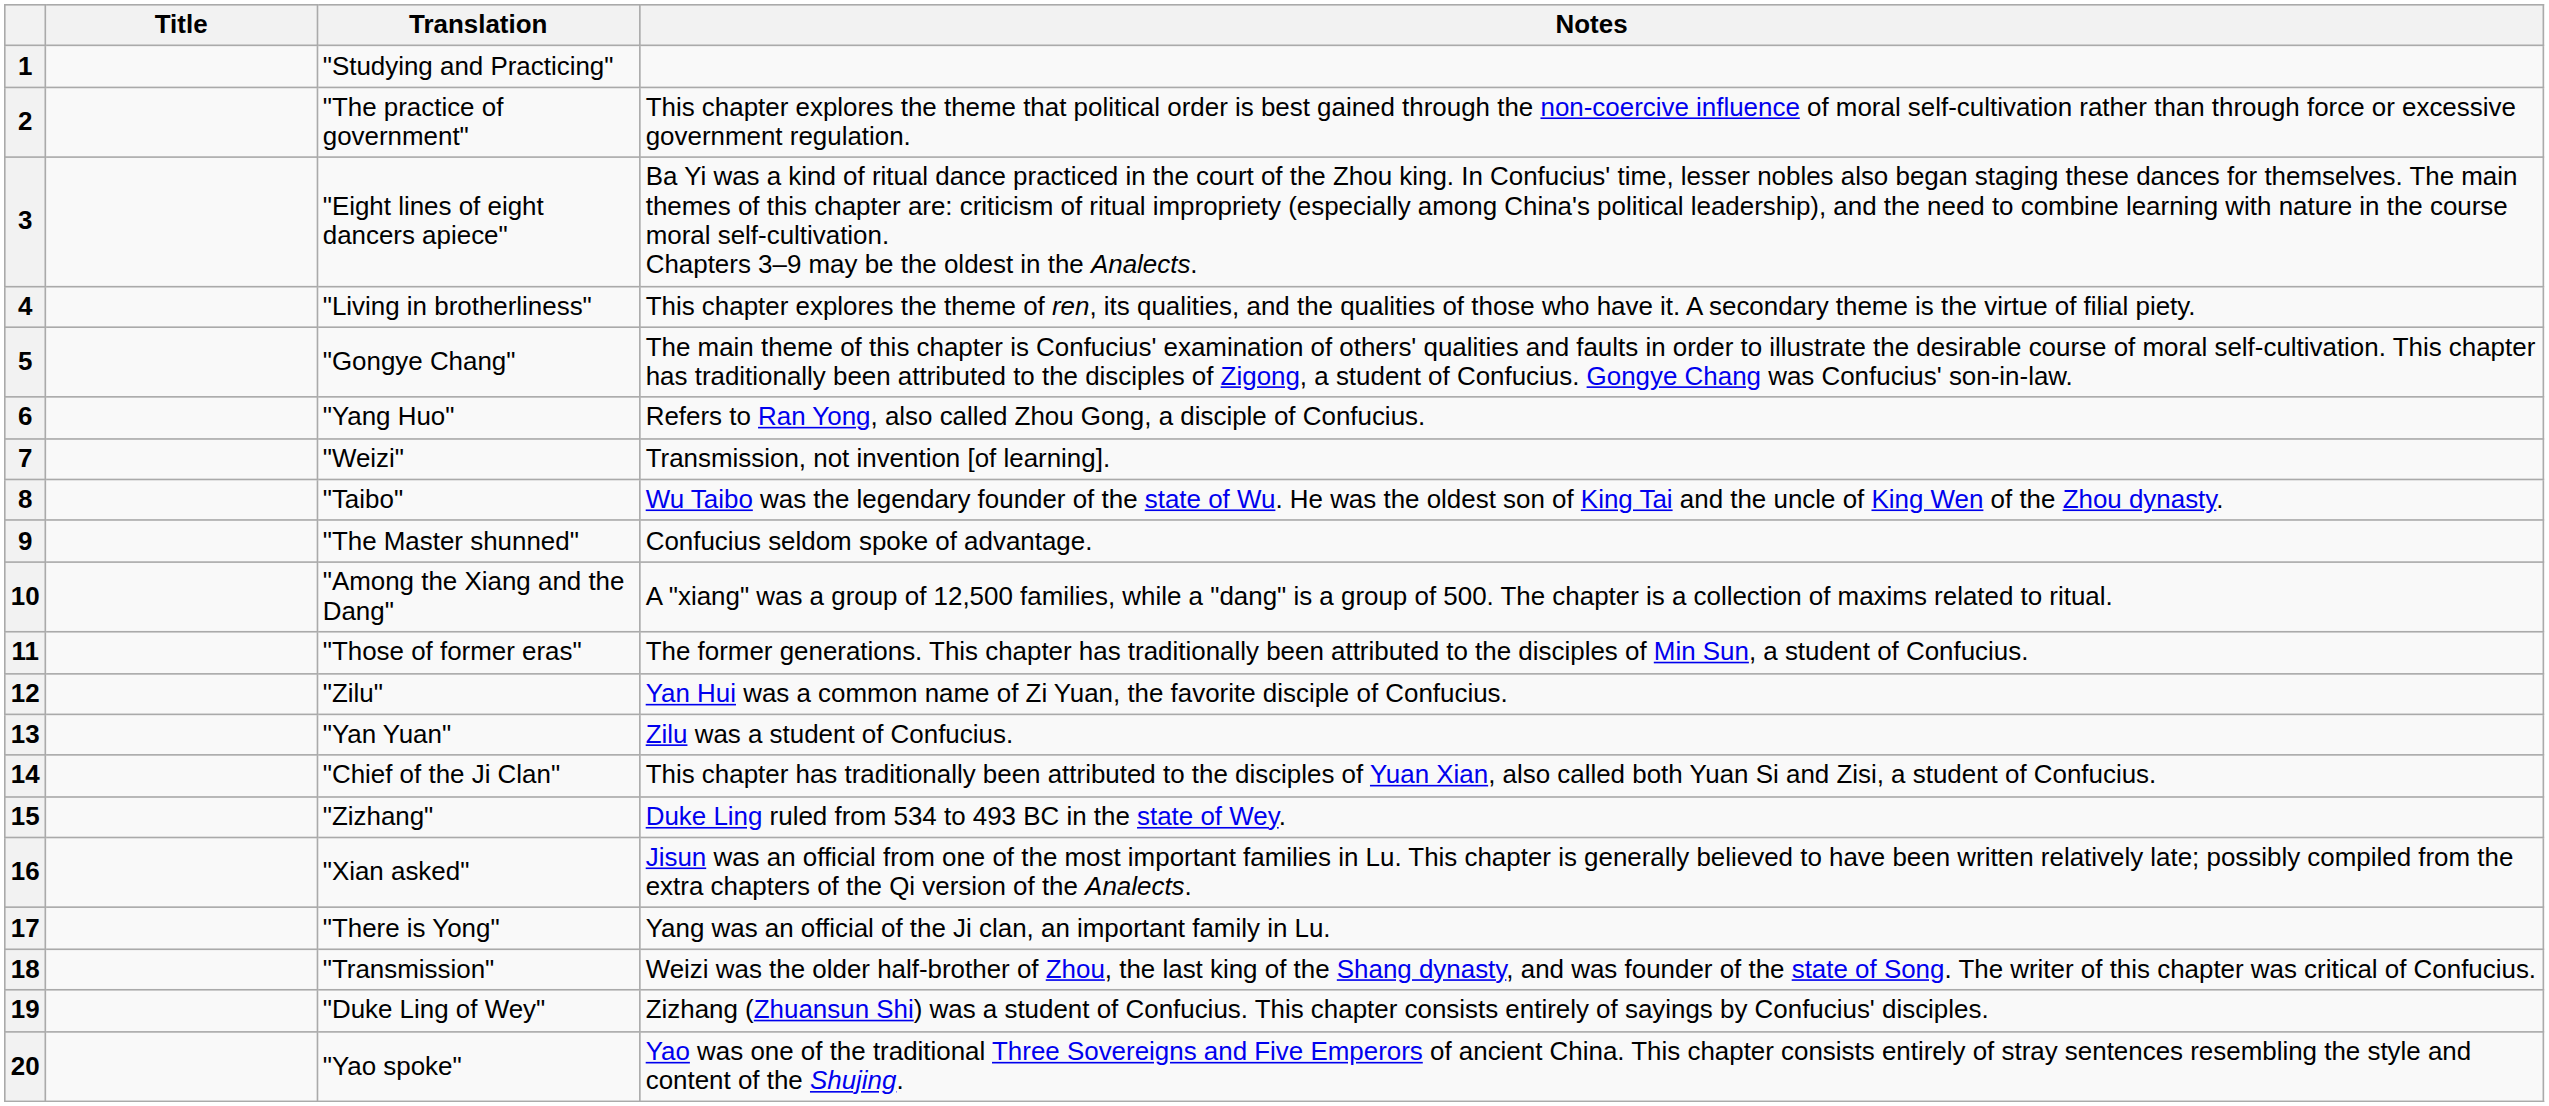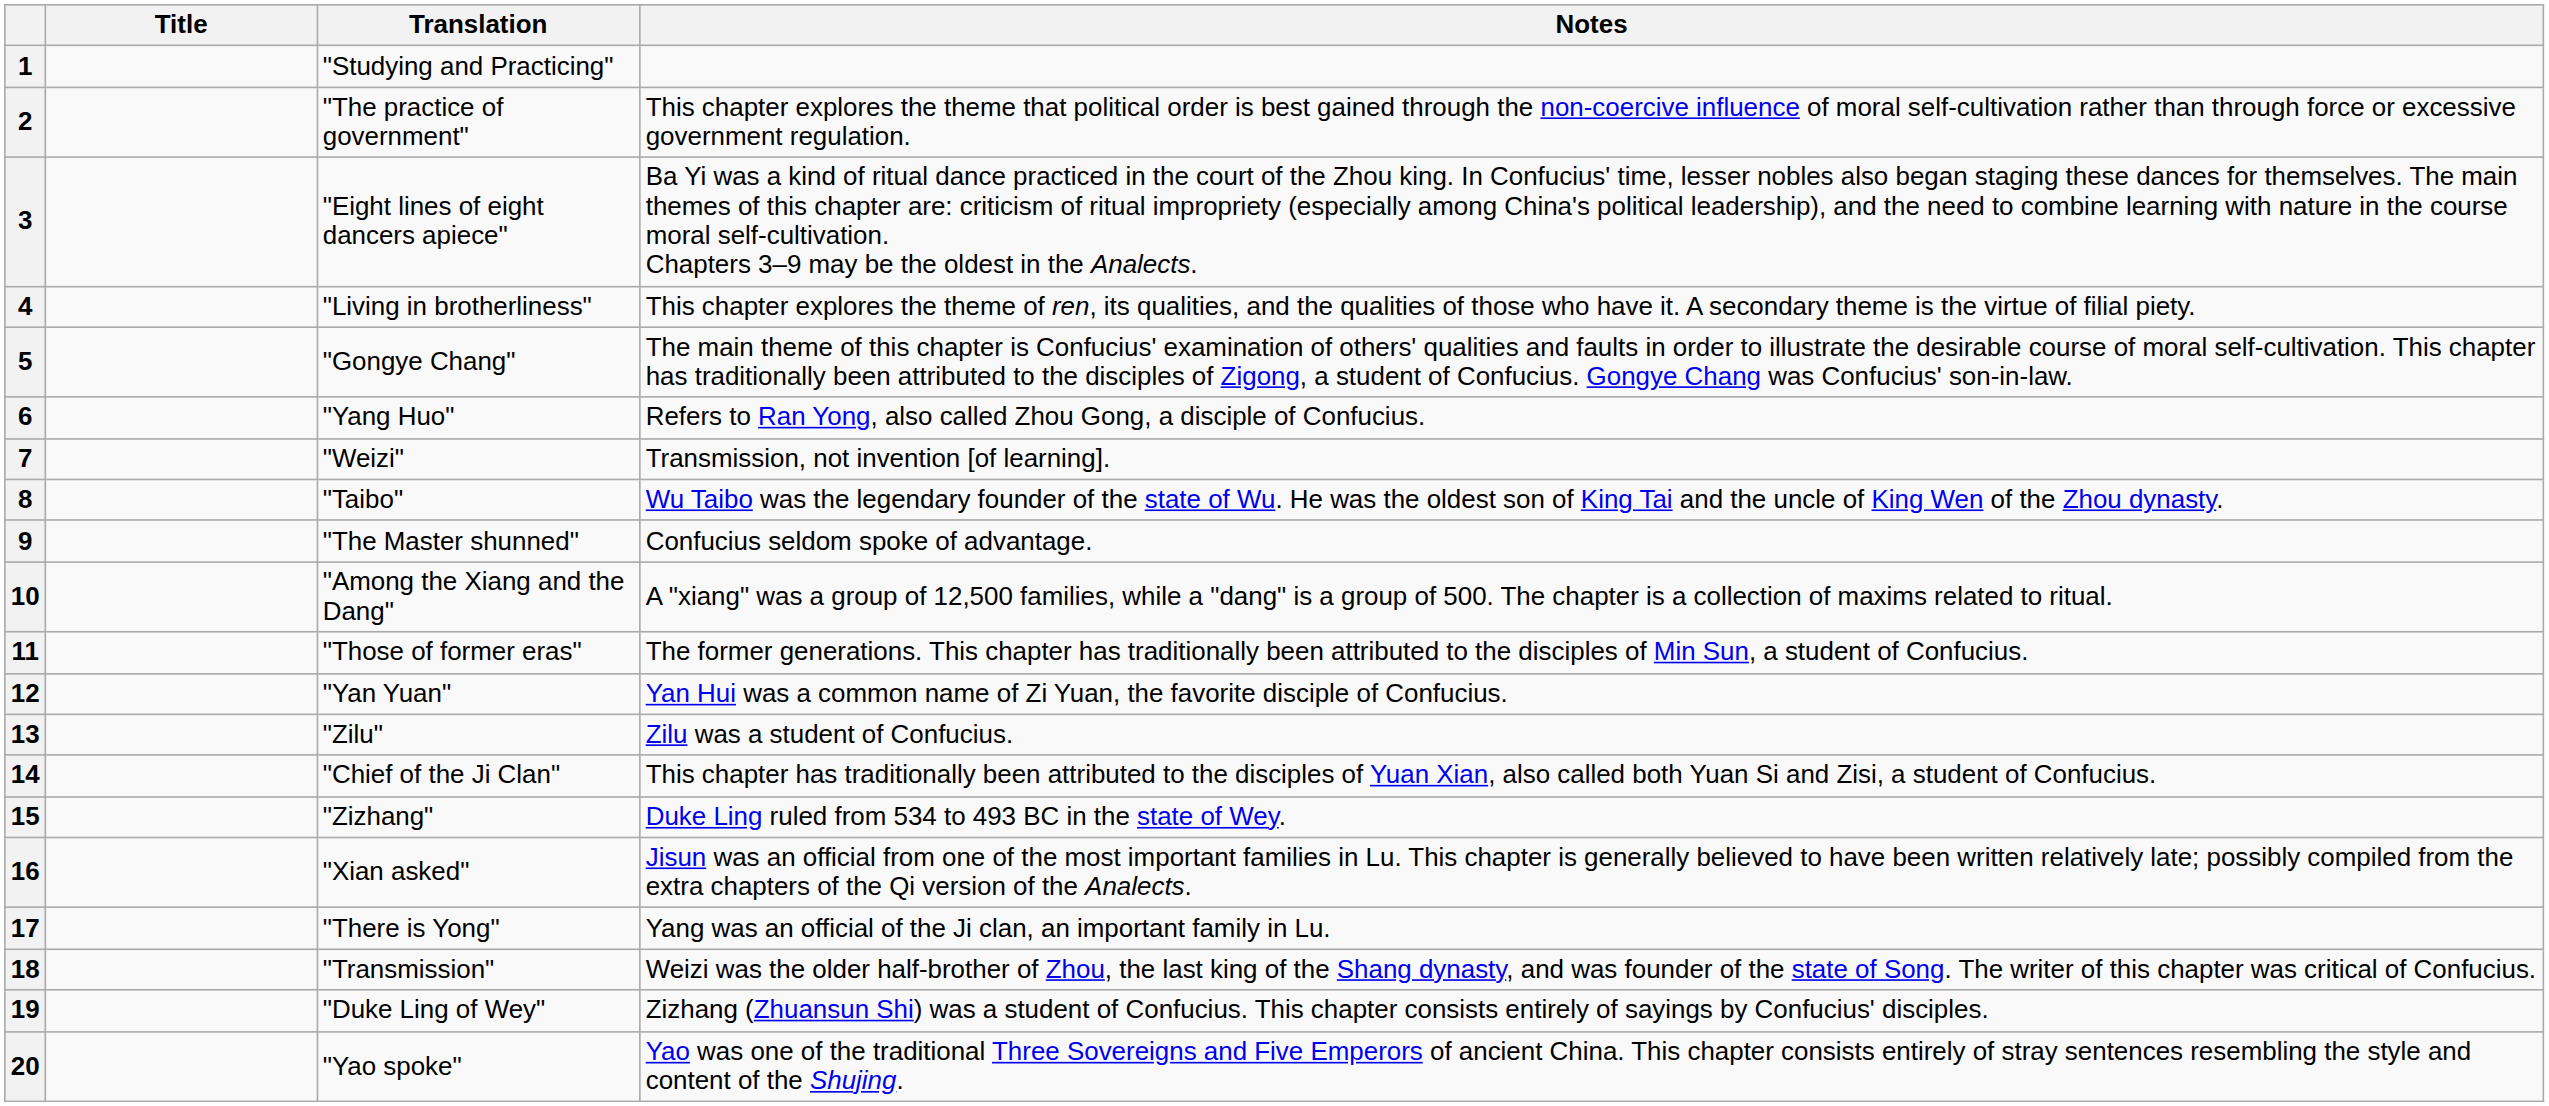(353, 693) "Zilu" -> (387, 693) "Yan Yuan"
(387, 734) "Yan Yuan" -> (353, 734) "Zilu"
